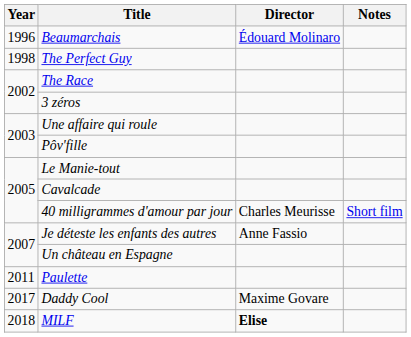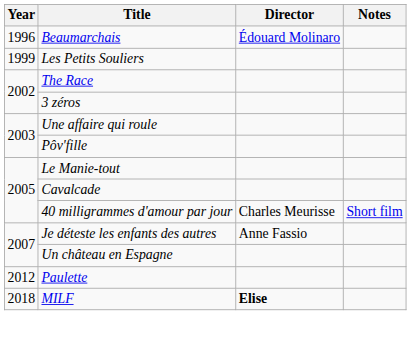- row: (87, 59)
+ row: (93, 59)
(21, 277) 2011 -> (21, 277) 2012
- row: (75, 299)
